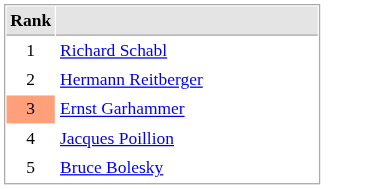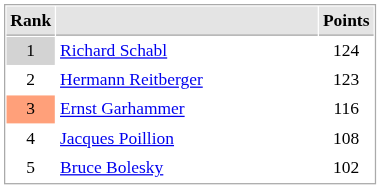+ column: (346, 20)
(31, 50) no background -> (31, 50) lightgrey background
